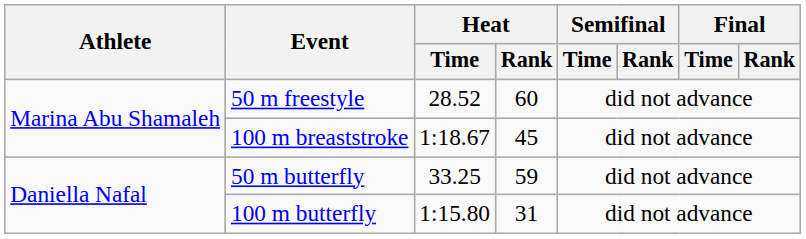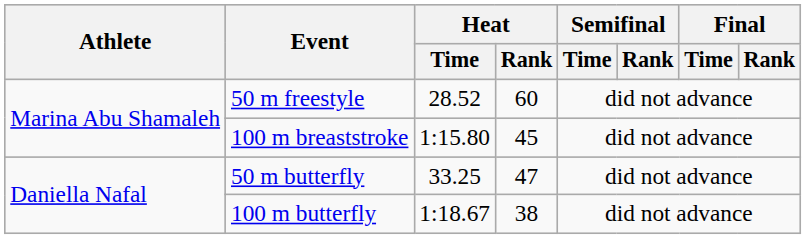(455, 137) 1:18.67 -> (455, 137) 1:15.80
(526, 175) 59 -> (526, 175) 47
(455, 214) 1:15.80 -> (455, 214) 1:18.67
(526, 214) 31 -> (526, 214) 38
